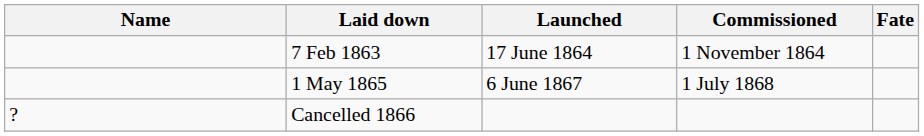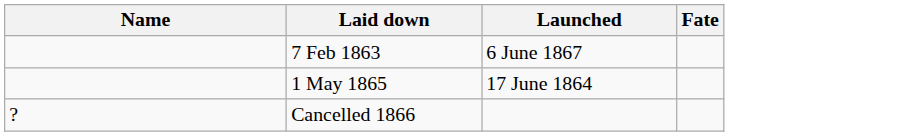- column: (774, 20)
(539, 51) 17 June 1864 -> (534, 51) 6 June 1867
(534, 83) 6 June 1867 -> (539, 83) 17 June 1864
